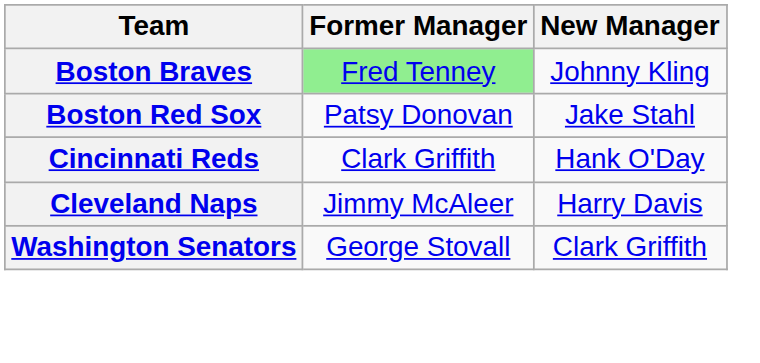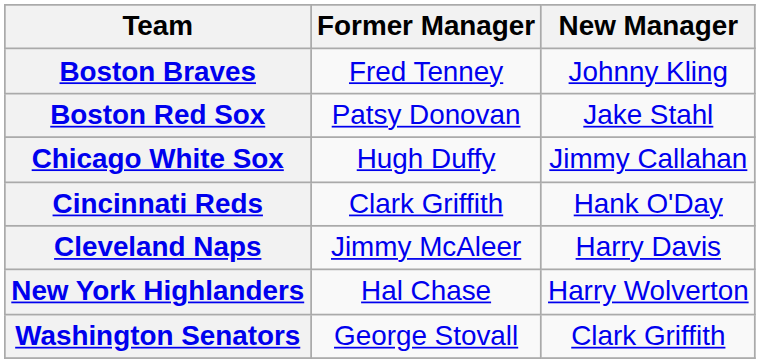(418, 70) lightgreen background -> (426, 70) no background
+ row: (158, 159)
+ row: (158, 291)
